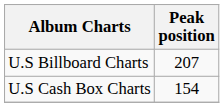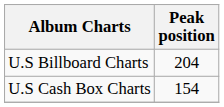(187, 62) 207 -> (187, 62) 204
